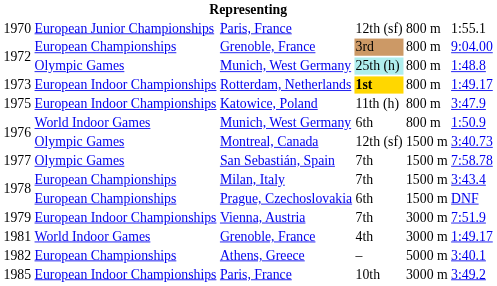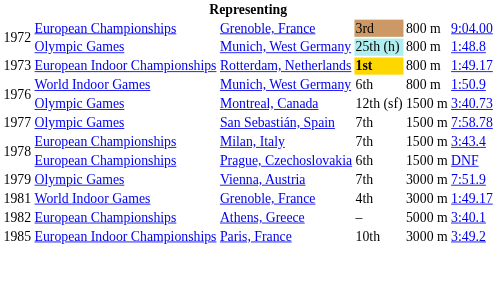- row: (17, 28)
- row: (17, 103)
(125, 217) European Indoor Championships -> (79, 179) Olympic Games
